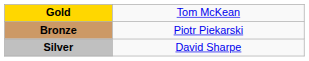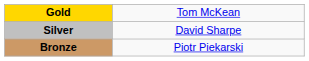rows swapped: (58, 47) <-> (58, 30)
